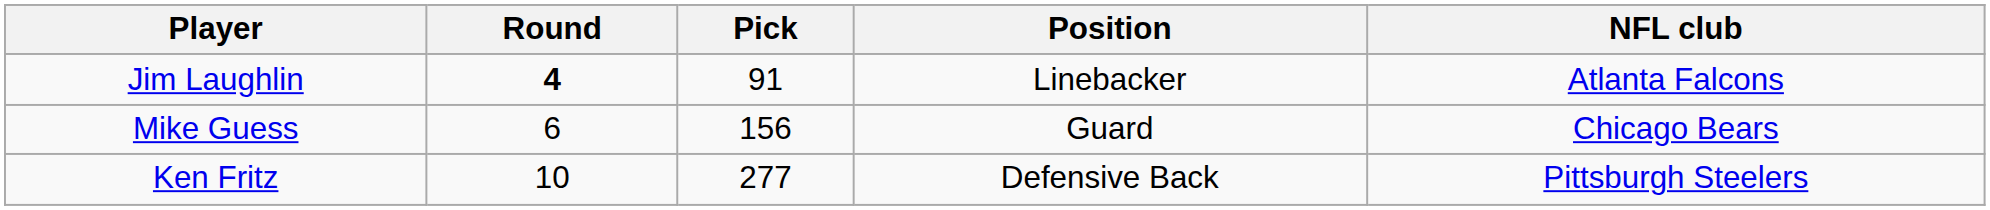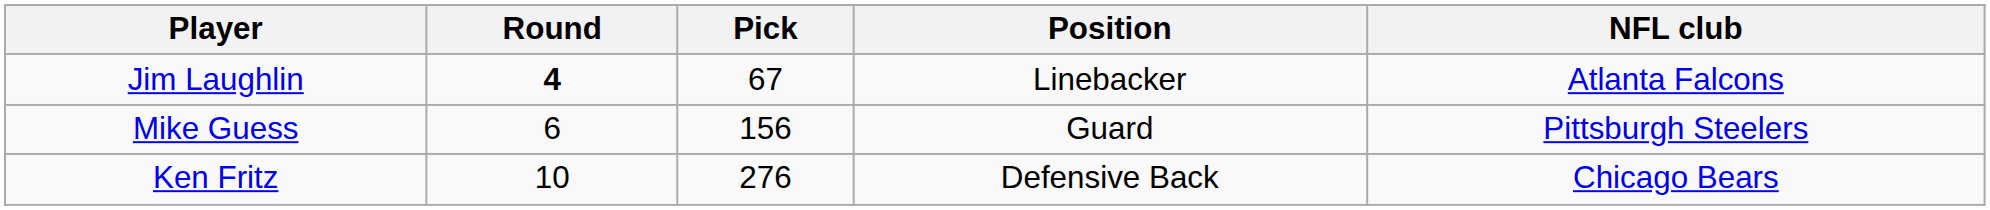(765, 79) 91 -> (765, 79) 67
(1676, 128) Chicago Bears -> (1676, 128) Pittsburgh Steelers
(765, 178) 277 -> (765, 178) 276
(1676, 178) Pittsburgh Steelers -> (1676, 178) Chicago Bears
